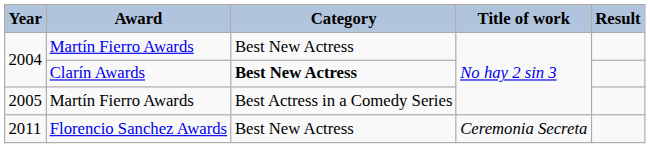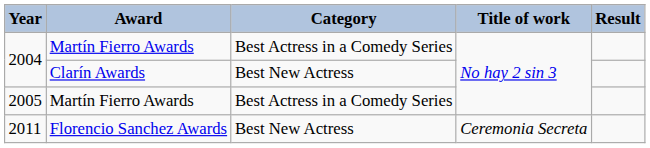(294, 46) Best New Actress -> (344, 46) Best Actress in a Comedy Series
(296, 73) bold -> (294, 73) normal
